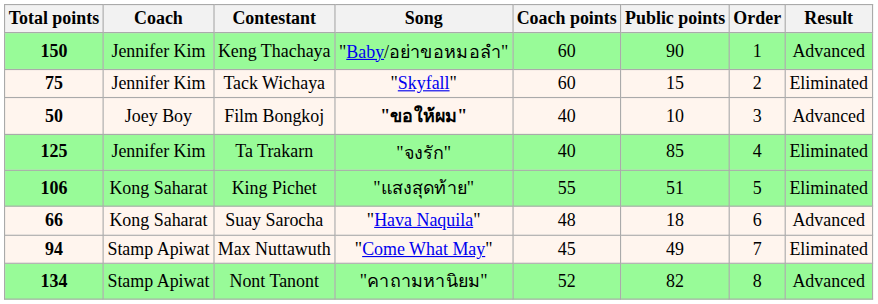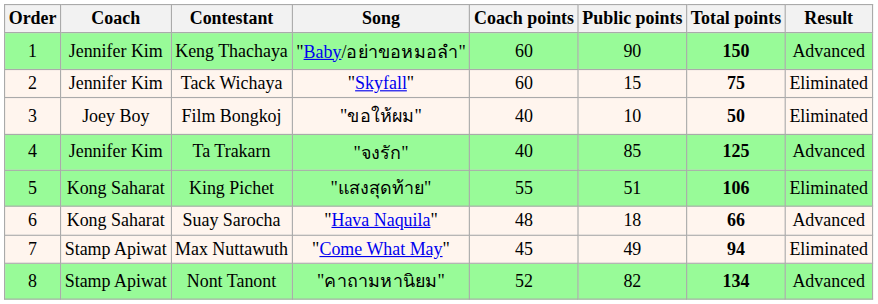columns swapped: (757, 18) <-> (54, 18)
(424, 116) bold -> (381, 116) normal
(829, 115) Advanced -> (829, 115) Eliminated
(829, 151) Eliminated -> (829, 151) Advanced
